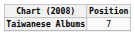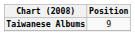(109, 24) 7 -> (109, 24) 9
